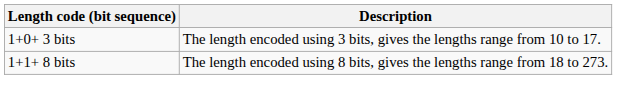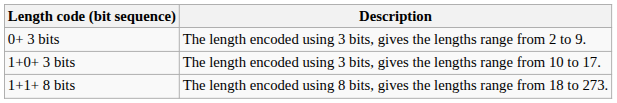+ row: (34, 39)
